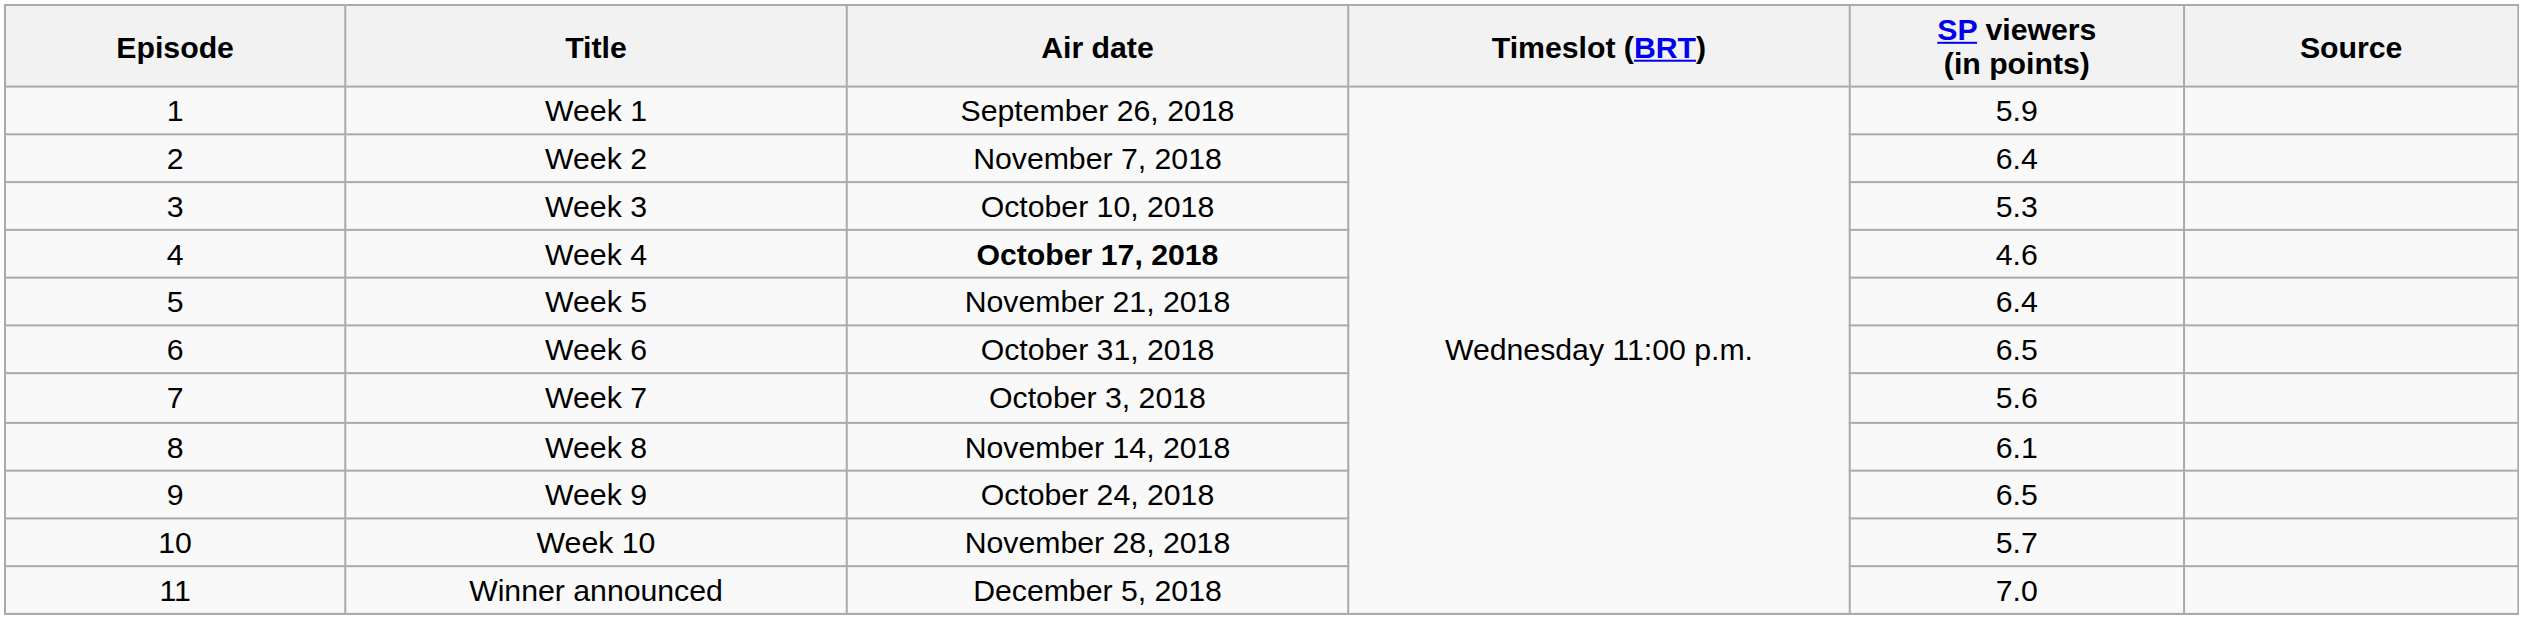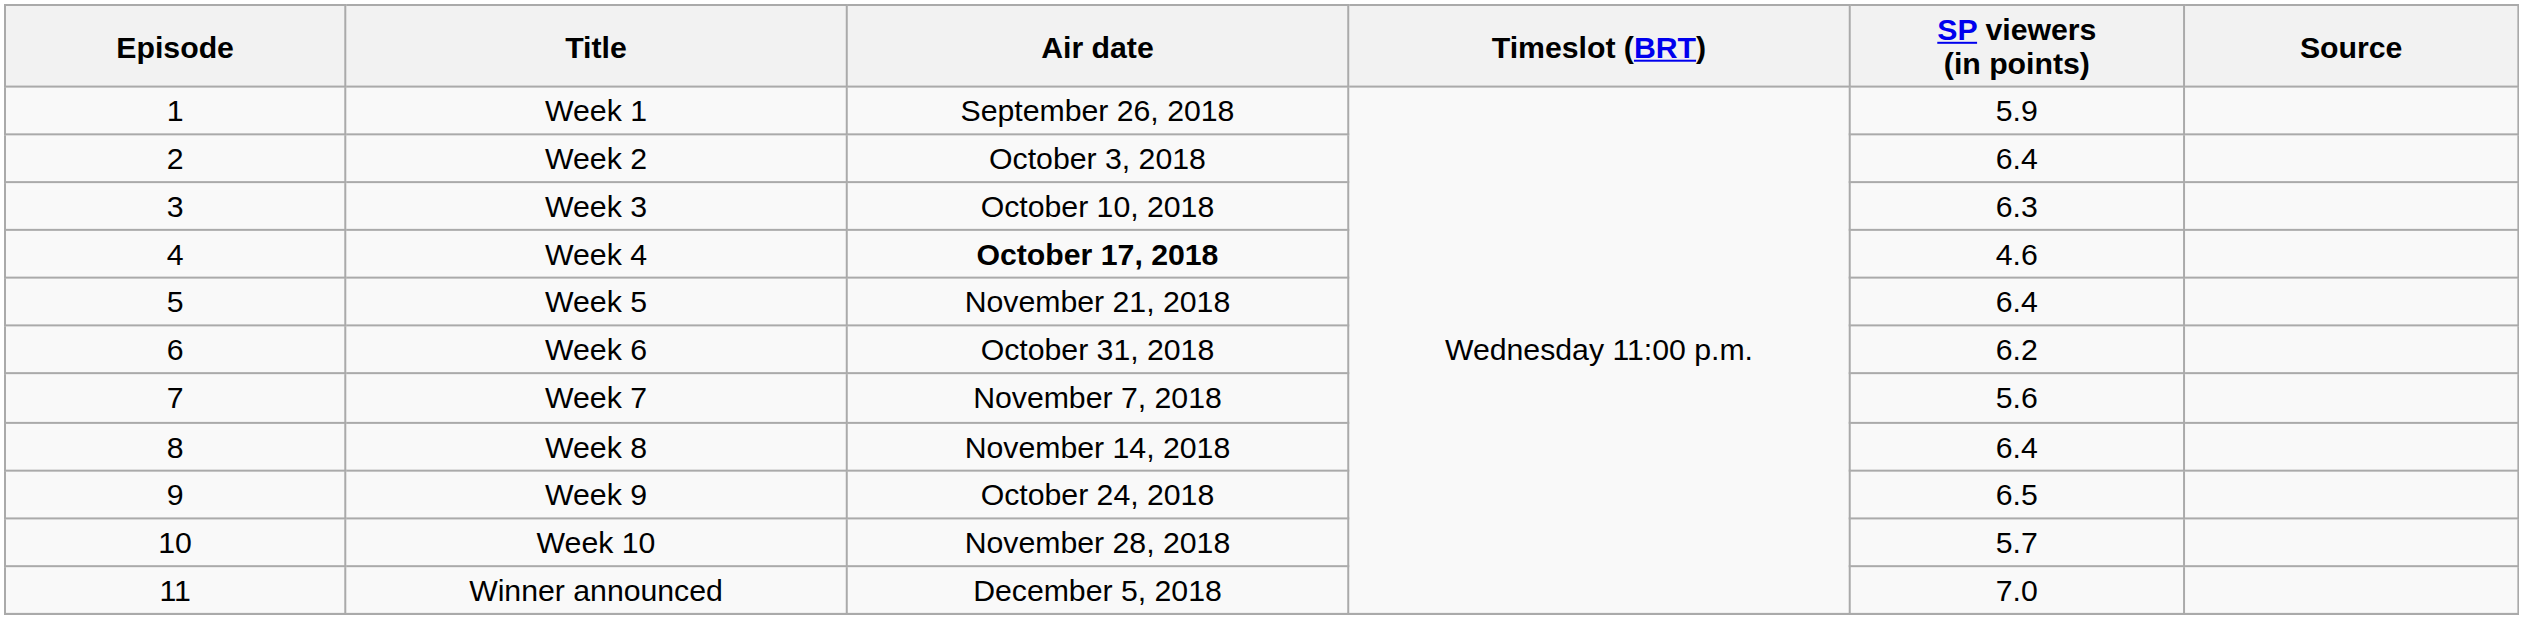(1097, 159) November 7, 2018 -> (1097, 159) October 3, 2018
(2017, 207) 5.3 -> (2017, 207) 6.3
(2017, 350) 6.5 -> (2017, 350) 6.2
(1097, 398) October 3, 2018 -> (1097, 398) November 7, 2018
(2017, 446) 6.1 -> (2017, 446) 6.4
